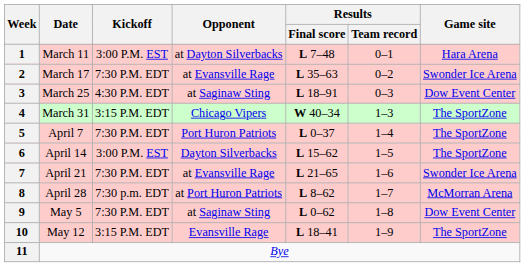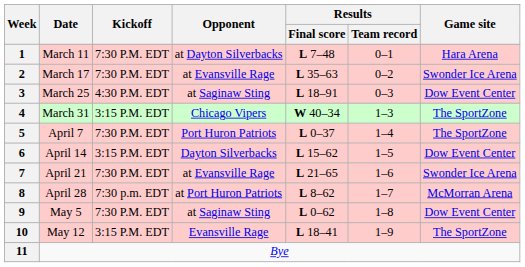(132, 53) 3:00 P.M. EST -> (132, 53) 7:30 P.M. EDT
(132, 152) 3:00 P.M. EST -> (132, 152) 3:15 P.M. EDT
(470, 152) The SportZone -> (470, 152) Dow Event Center
